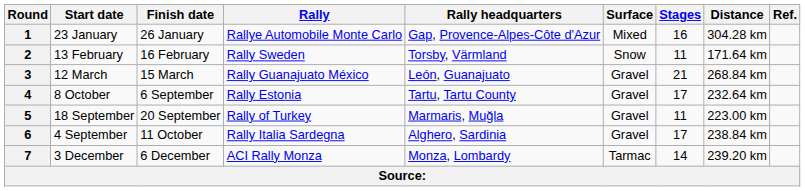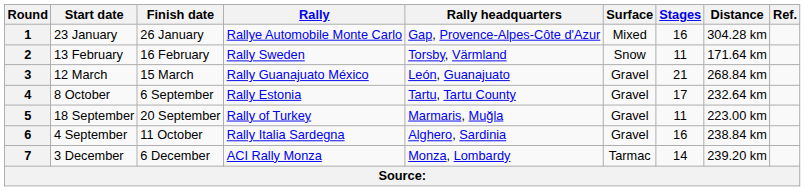(680, 135) 17 -> (680, 135) 16
